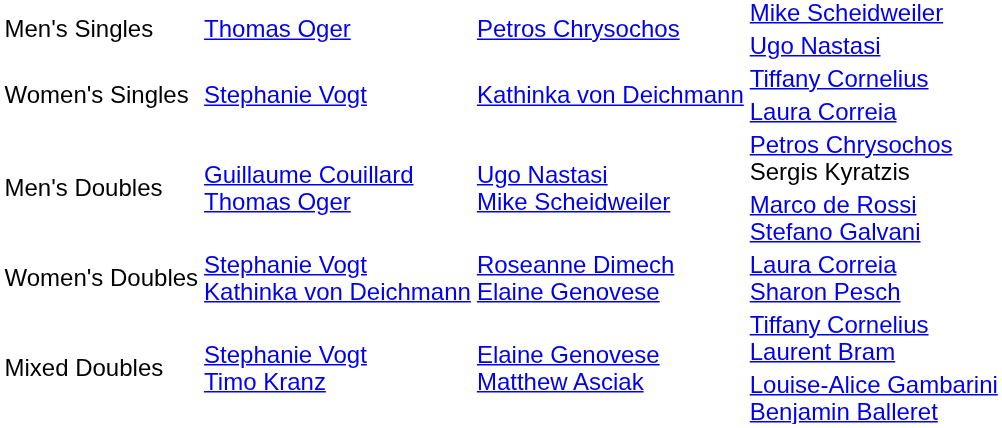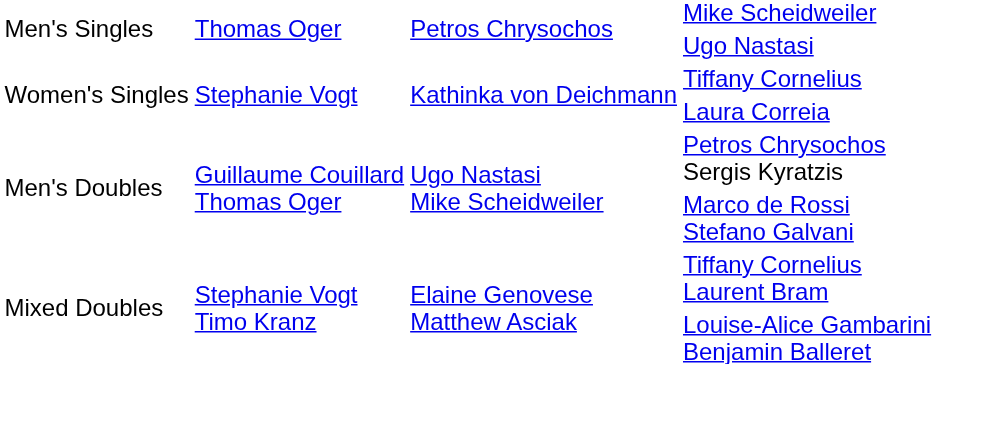- row: (825, 278)
